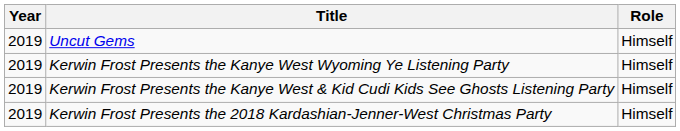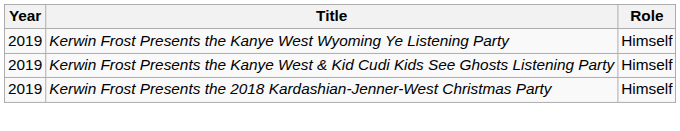- row: (92, 41)
